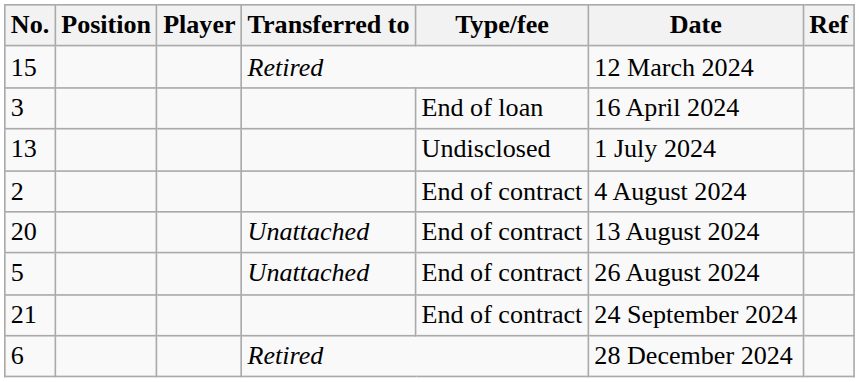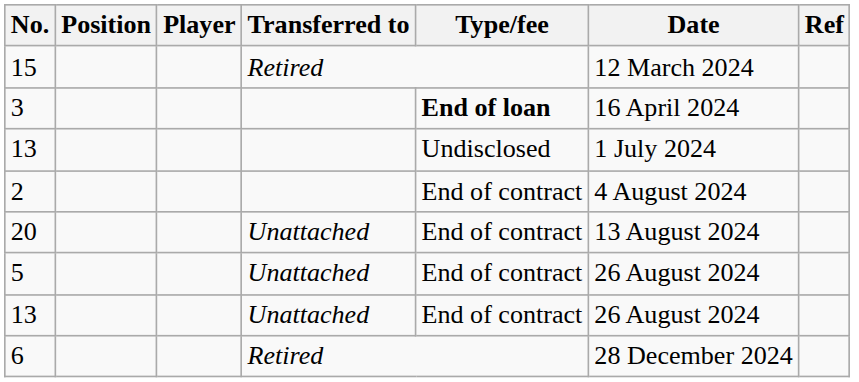(482, 107) normal -> (486, 107) bold
+ row: (24, 314)
- row: (24, 314)
